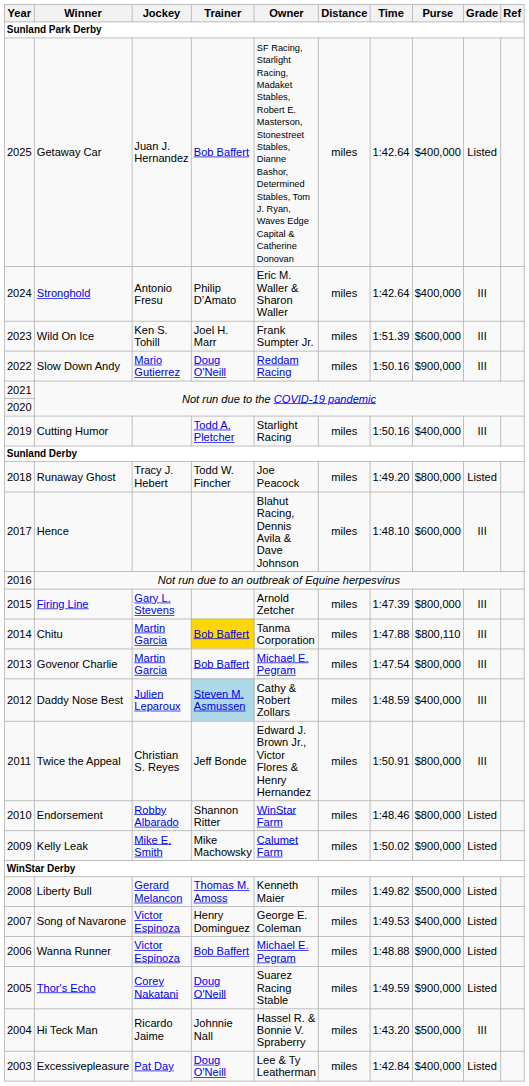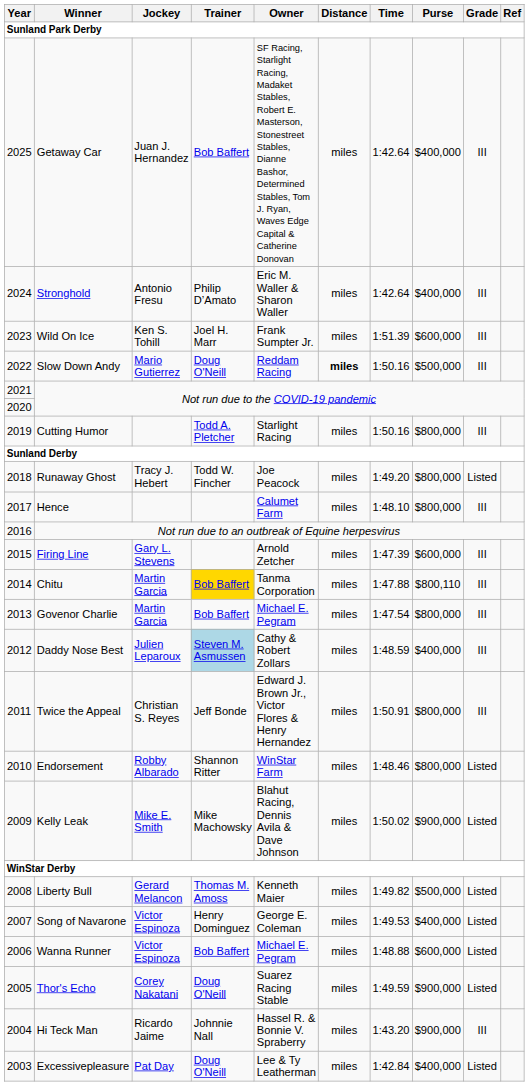(482, 152) Listed -> (482, 152) III
(344, 366) normal -> (344, 366) bold
(438, 366) $900,000 -> (438, 366) $500,000
(438, 431) $400,000 -> (438, 431) $800,000
(278, 532) Blahut Racing, Dennis Avila & Dave Johnson -> (277, 507) Calumet Farm
(438, 532) $600,000 -> (438, 507) $800,000
(438, 604) $800,000 -> (438, 554) $600,000
(277, 846) Calumet Farm -> (278, 821) Blahut Racing, Dennis Avila & Dave Johnson
(438, 951) $900,000 -> (438, 951) $600,000
(438, 1030) $500,000 -> (438, 1030) $900,000
